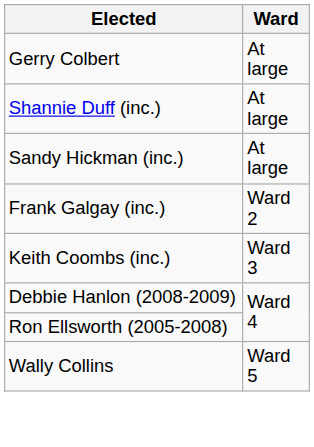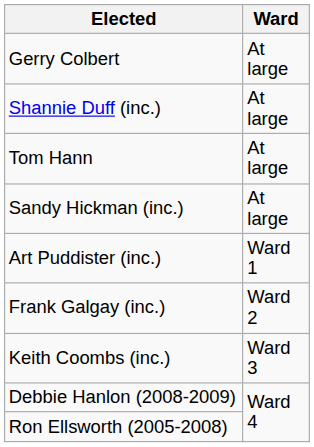+ row: (51, 158)
+ row: (85, 258)
- row: (61, 366)
